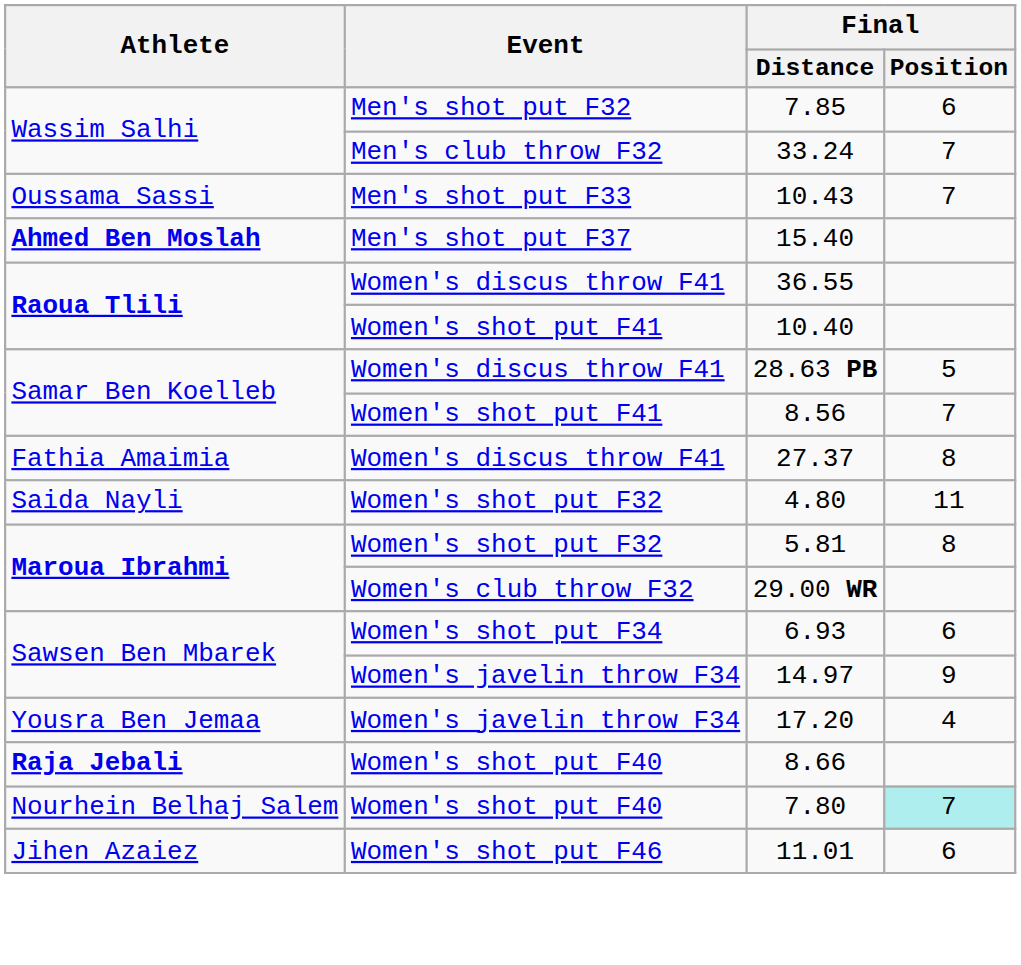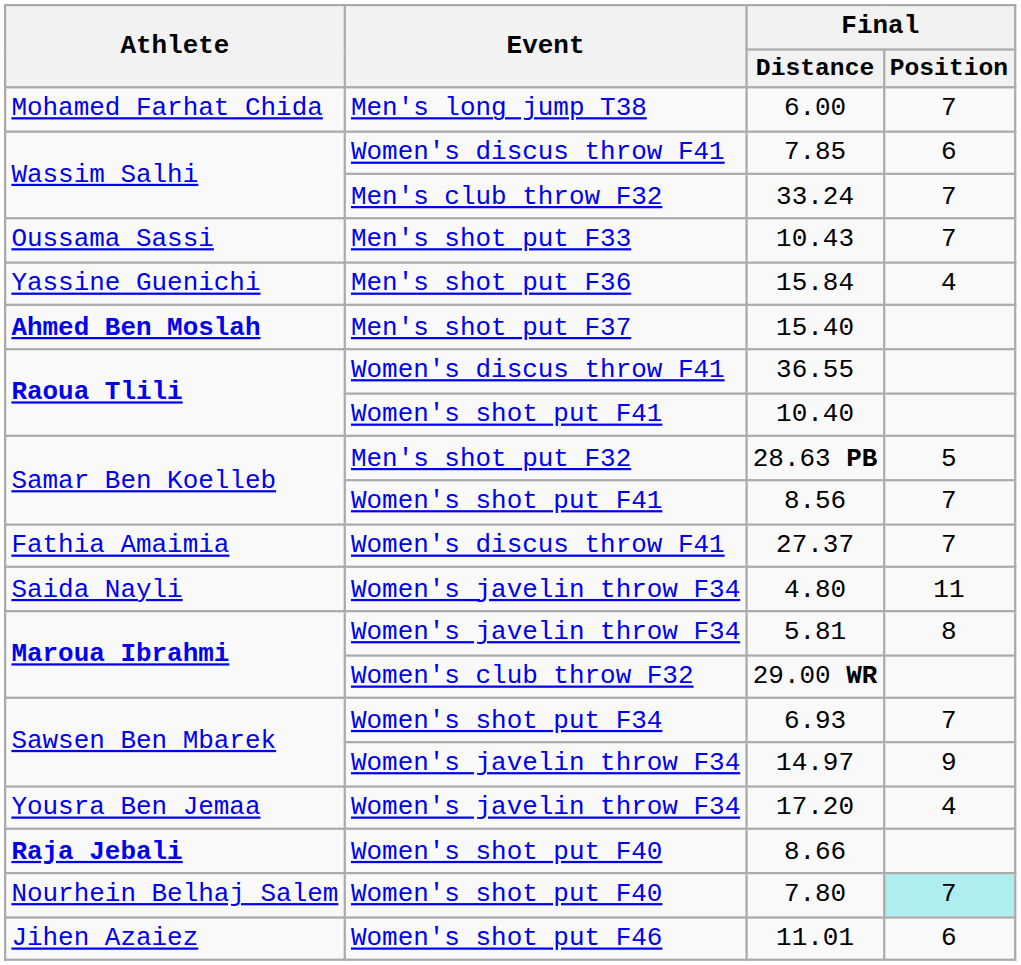+ row: (815, 109)
(491, 109) Men's shot put F32 -> (538, 153) Women's discus throw F41
+ row: (815, 284)
(538, 371) Women's discus throw F41 -> (491, 458) Men's shot put F32
(949, 458) 8 -> (949, 545) 7
(507, 502) Women's shot put F32 -> (546, 589) Women's javelin throw F34
(507, 545) Women's shot put F32 -> (546, 633) Women's javelin throw F34
(949, 633) 6 -> (949, 720) 7
